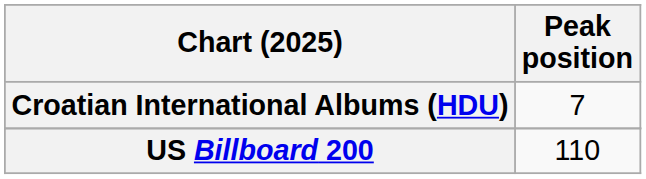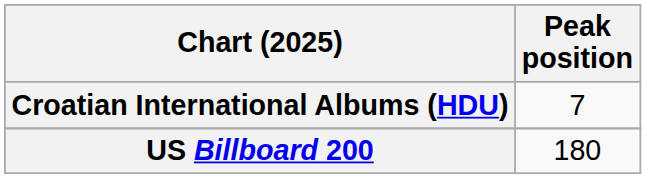(577, 150) 110 -> (577, 150) 180
